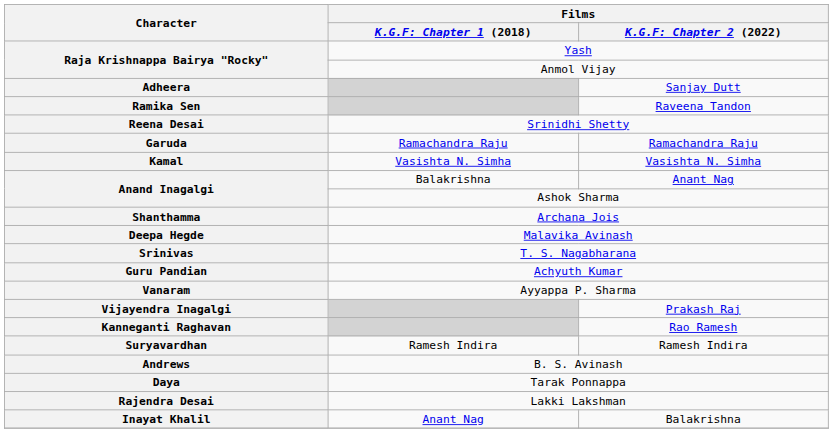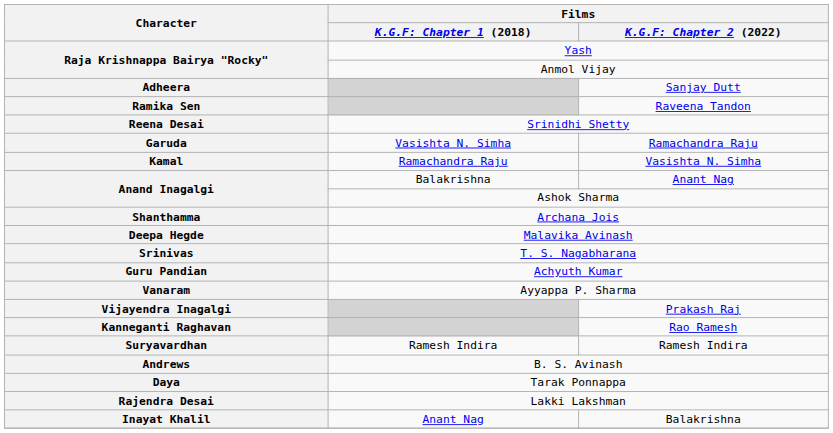(453, 143) Ramachandra Raju -> (453, 143) Vasishta N. Simha
(453, 161) Vasishta N. Simha -> (453, 161) Ramachandra Raju
